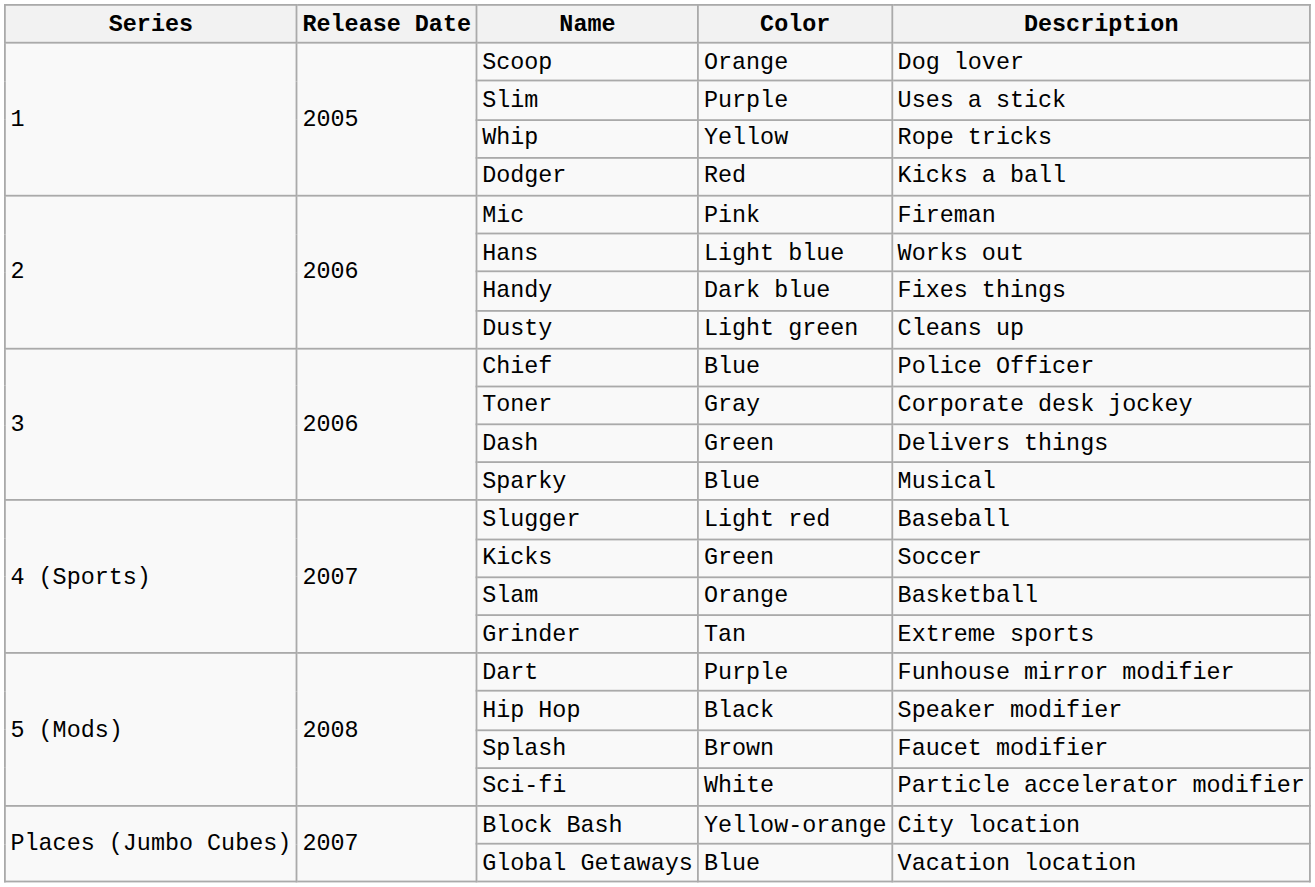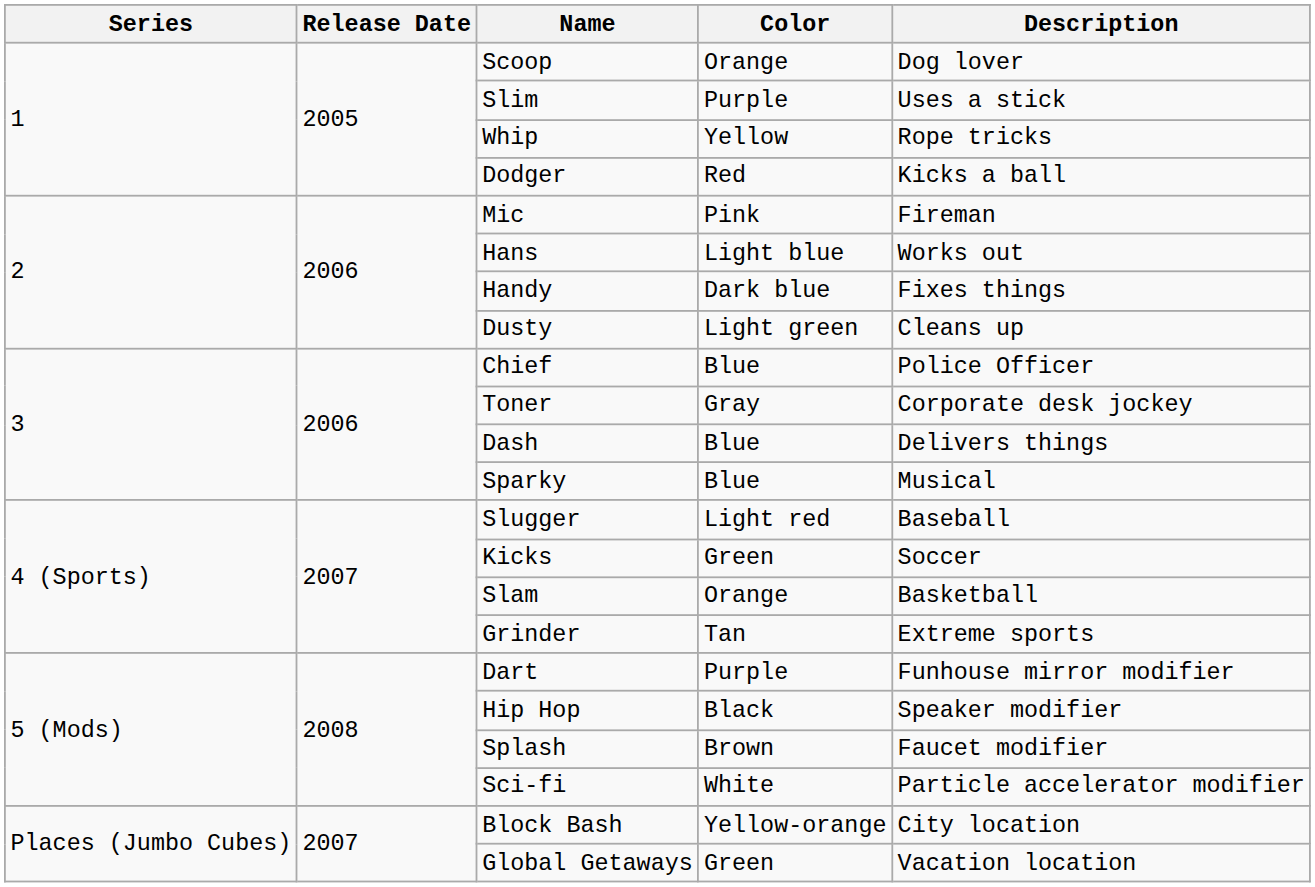(739, 443) Green -> (732, 443) Blue
(732, 863) Blue -> (739, 863) Green
